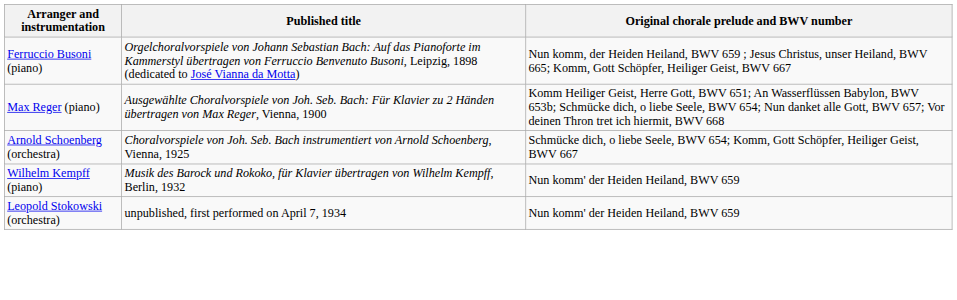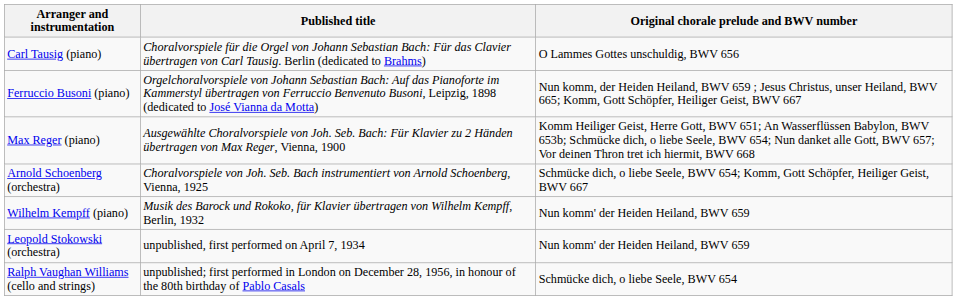+ row: (54, 53)
+ row: (68, 279)
